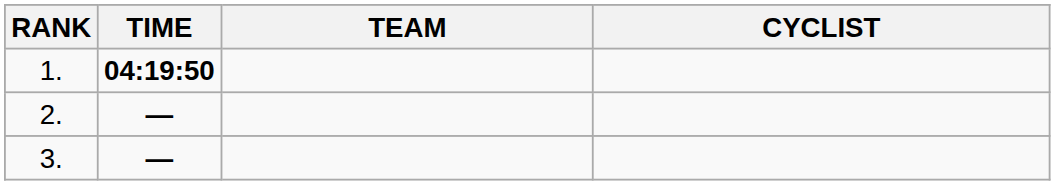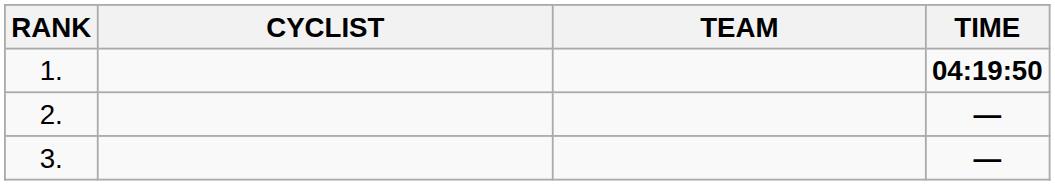columns swapped: (821, 27) <-> (159, 27)
